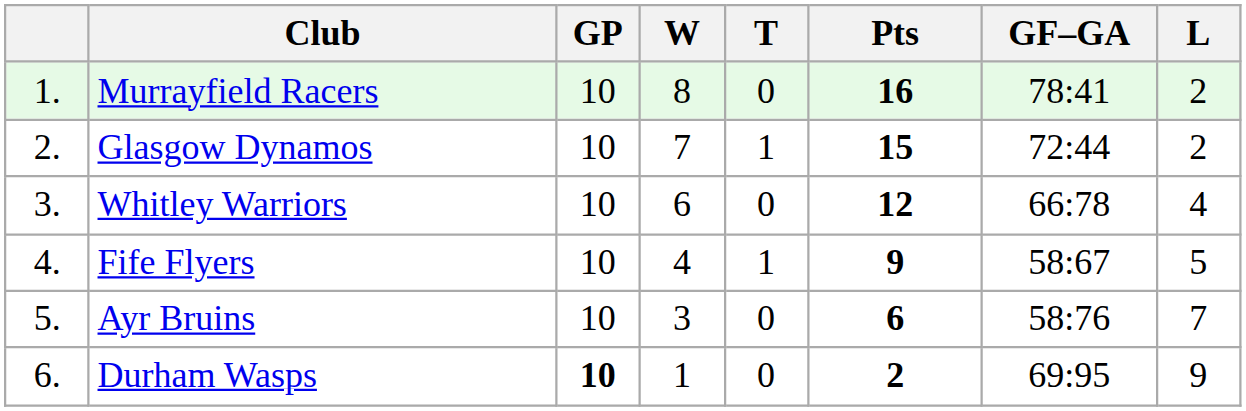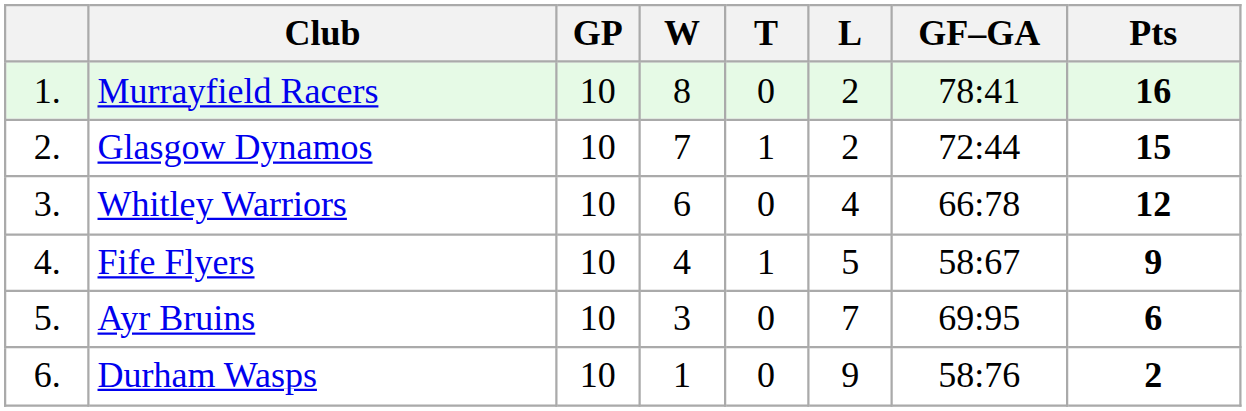columns swapped: (1198, 33) <-> (895, 33)
(1069, 318) 58:76 -> (979, 318) 69:95
(598, 375) bold -> (598, 375) normal
(1069, 375) 69:95 -> (979, 375) 58:76
